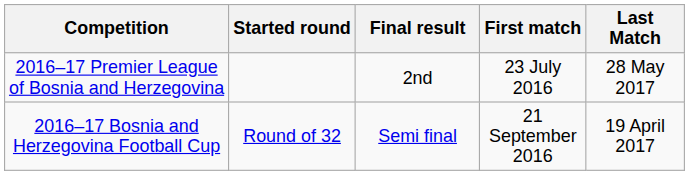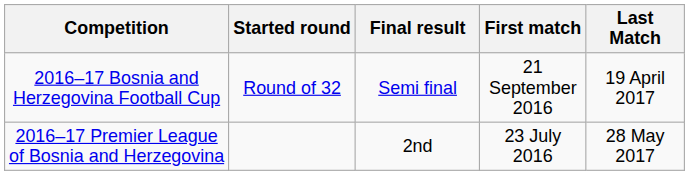rows swapped: (117, 77) <-> (117, 136)
